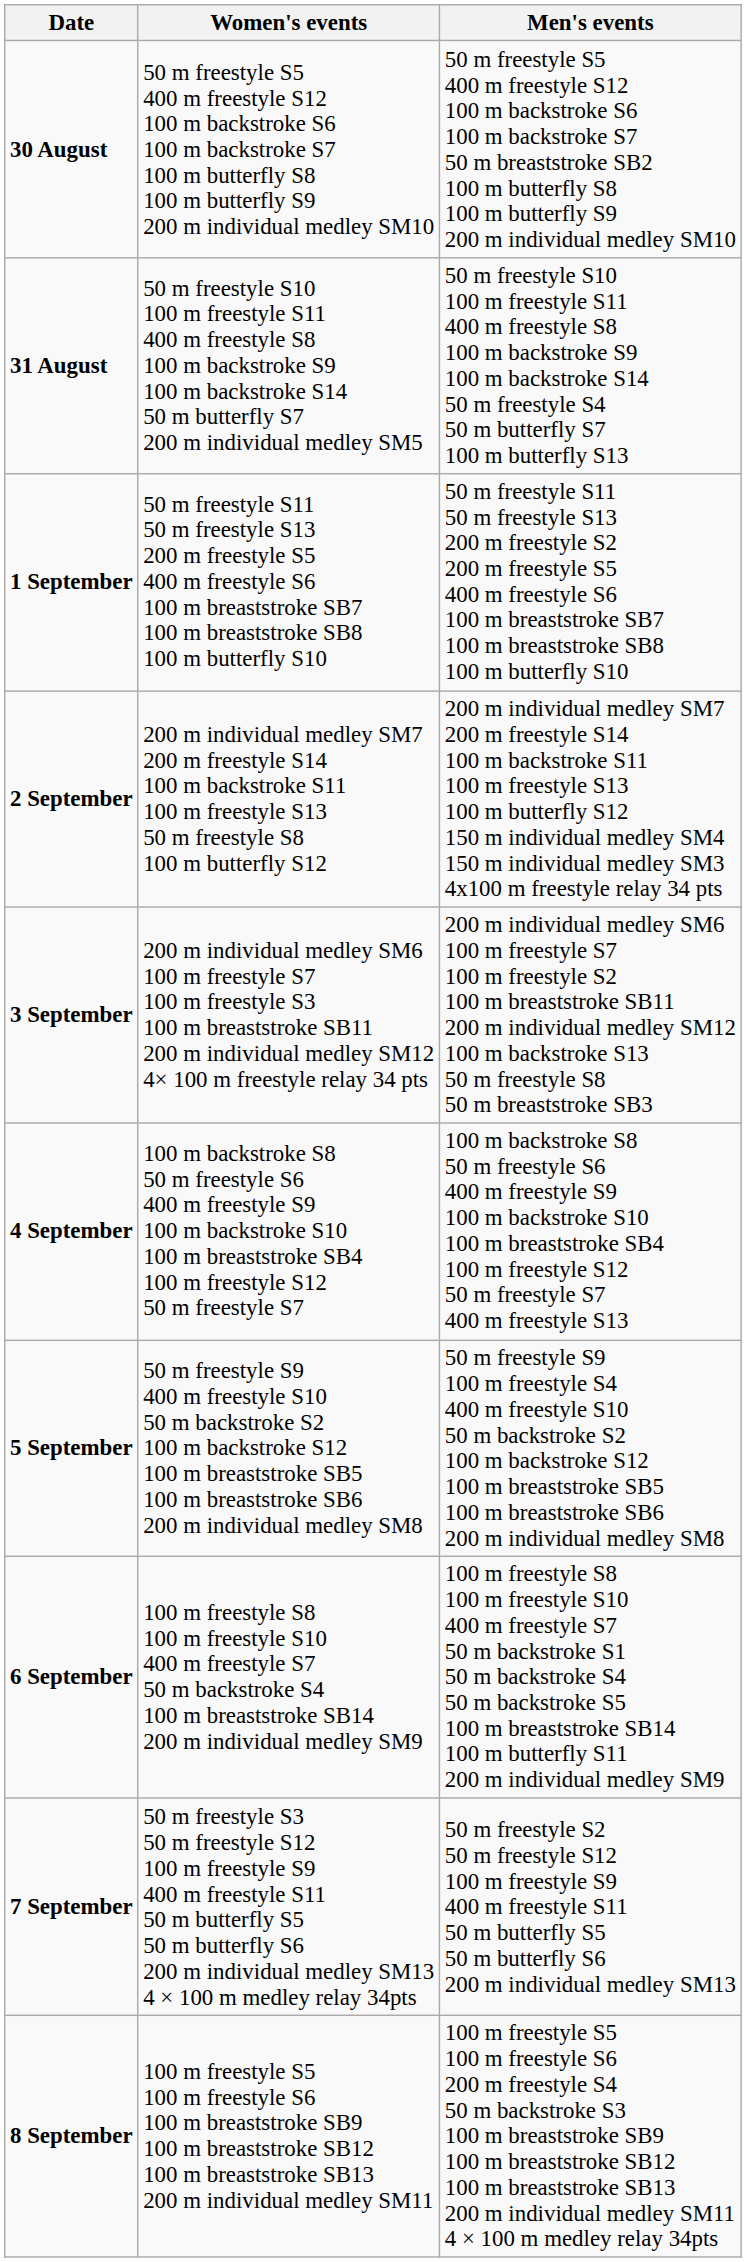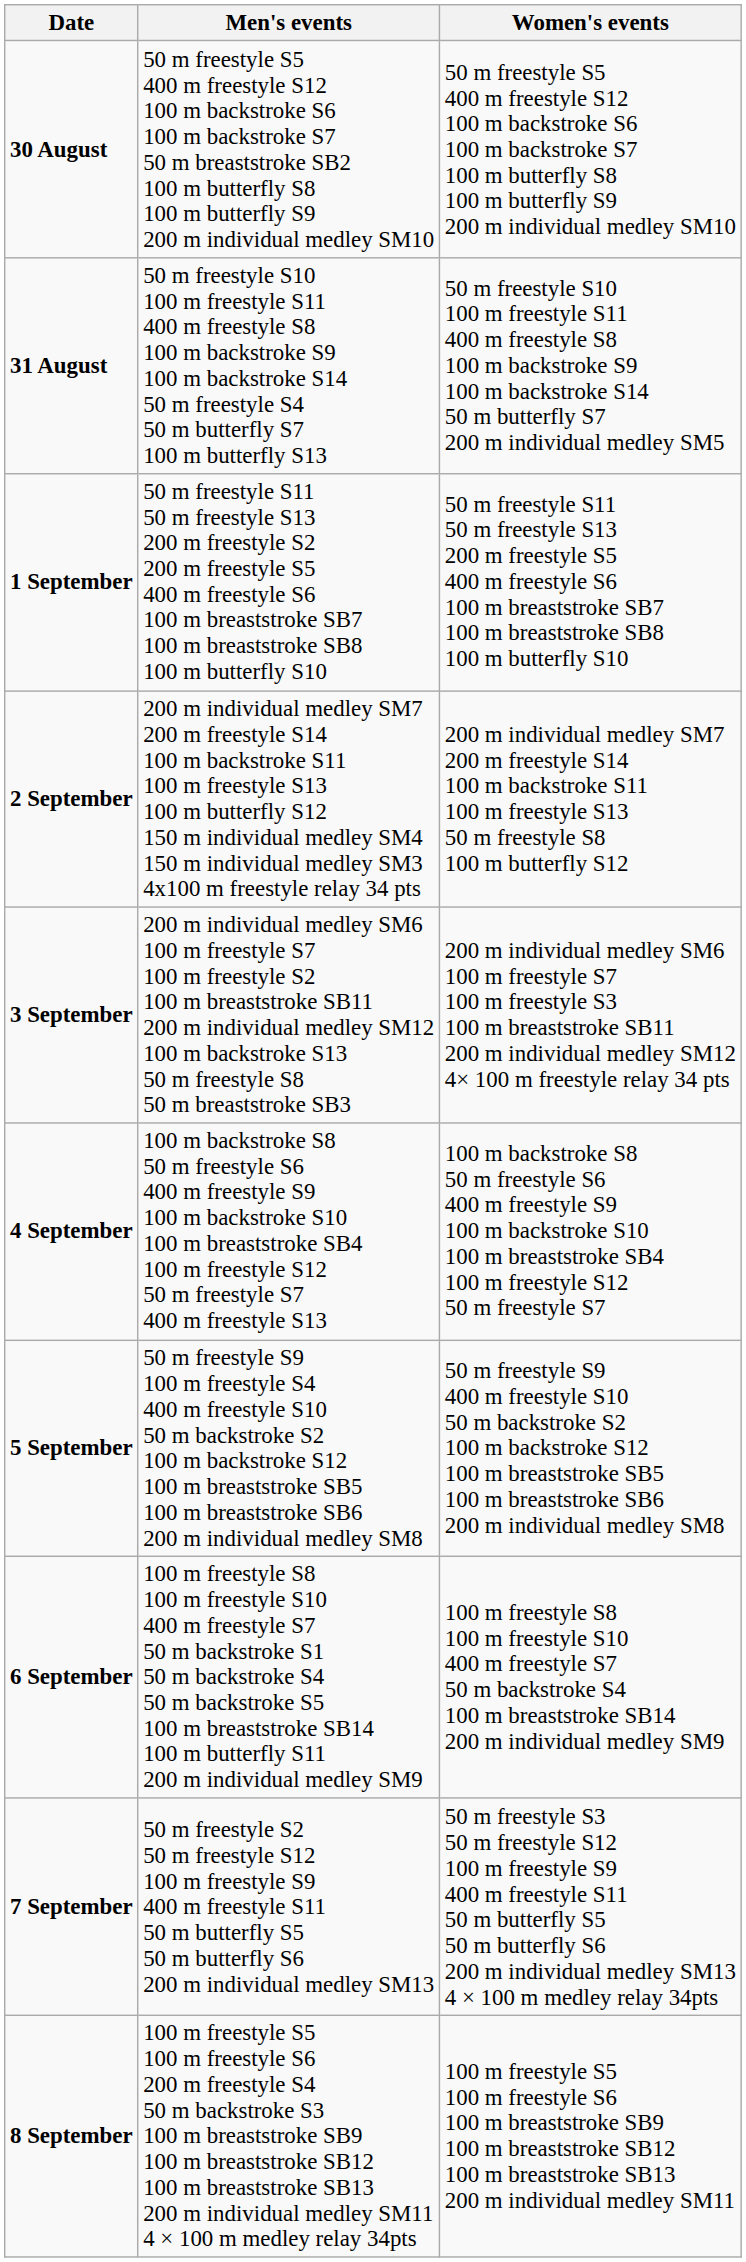columns swapped: (590, 22) <-> (289, 22)
